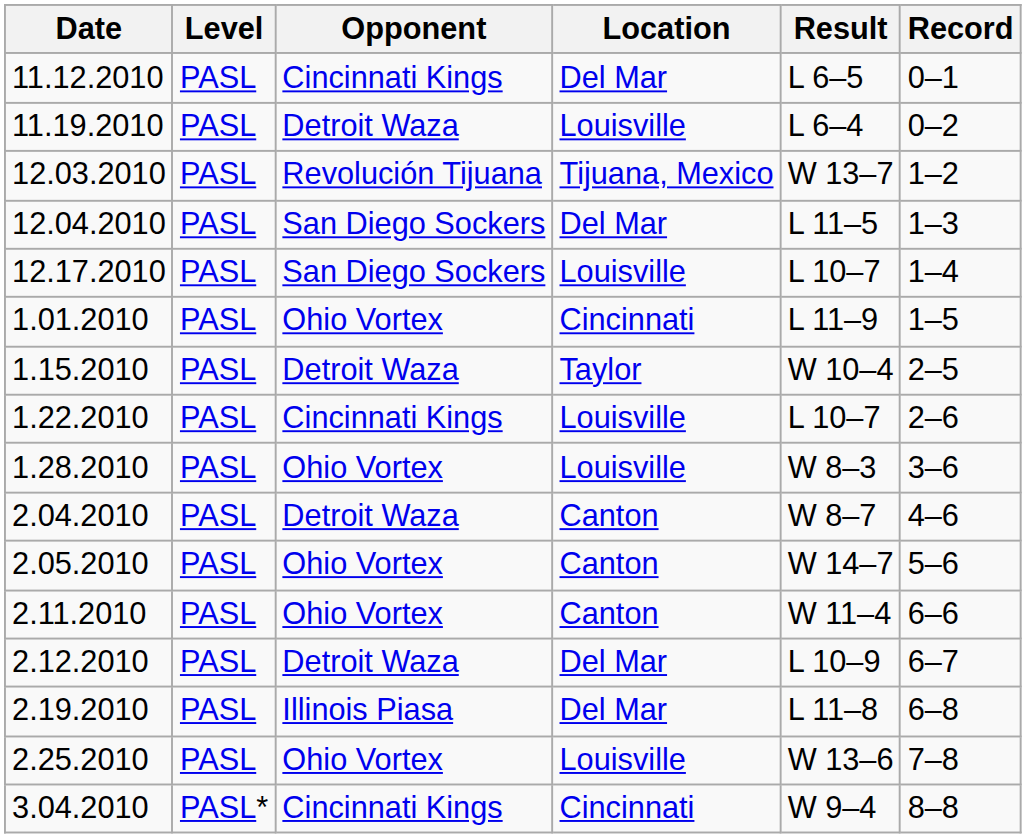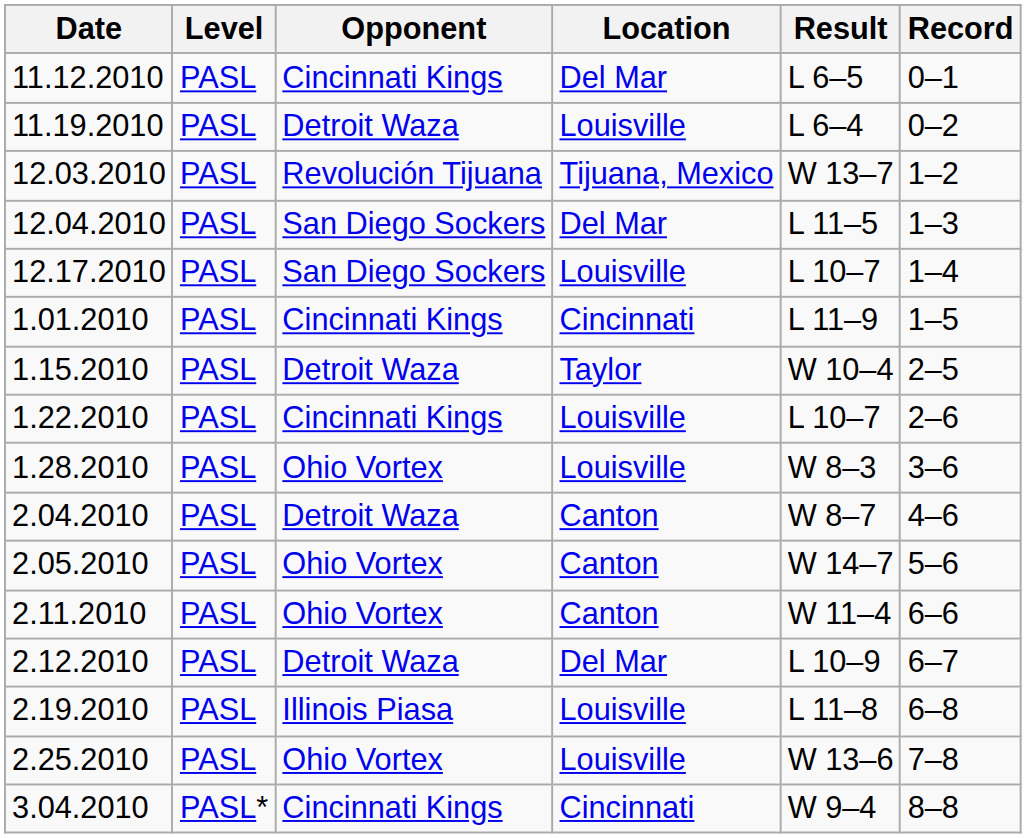(363, 321) Ohio Vortex -> (393, 321) Cincinnati Kings
(613, 710) Del Mar -> (623, 710) Louisville
